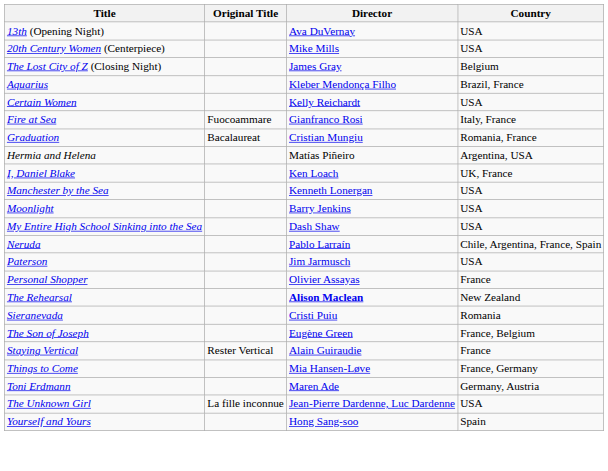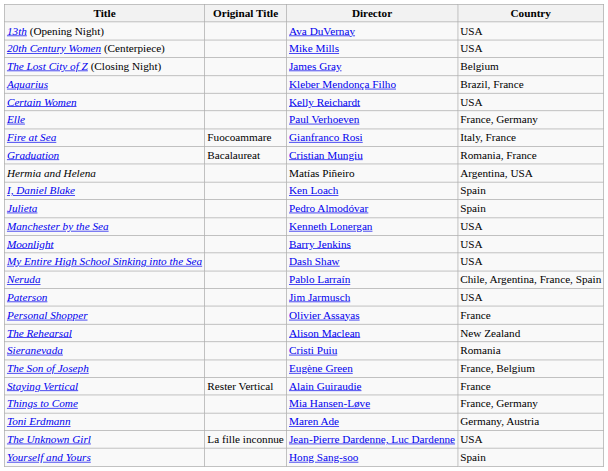+ row: (16, 119)
(486, 173) UK, France -> (473, 191) Spain
+ row: (22, 208)
(326, 297) bold -> (325, 333) normal
